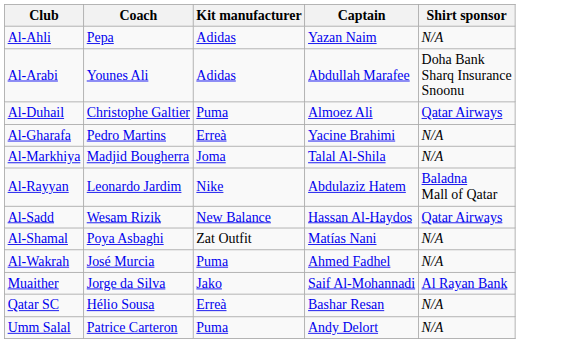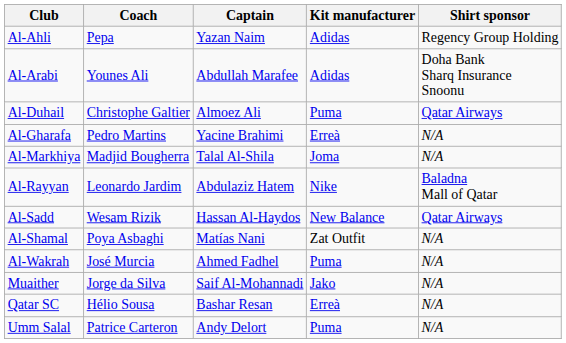columns swapped: (362, 15) <-> (249, 15)
(432, 37) N/A -> (490, 37) Regency Group Holding
(464, 283) Al Rayan Bank -> (432, 283) N/A
